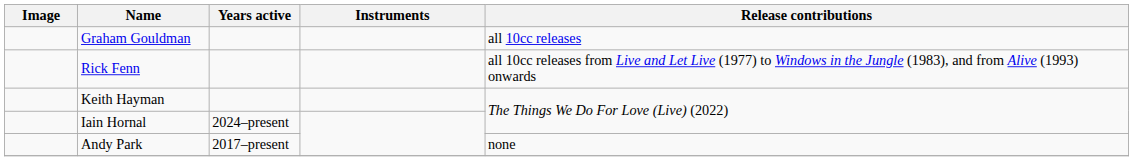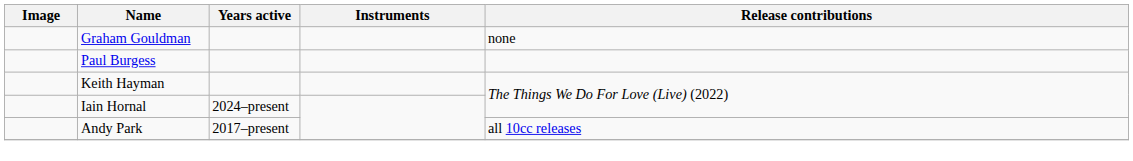(535, 38) all 10cc releases -> (502, 38) none
+ row: (118, 60)
- row: (111, 68)
(502, 144) none -> (535, 128) all 10cc releases
